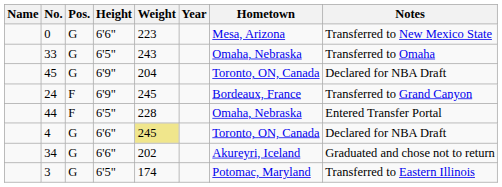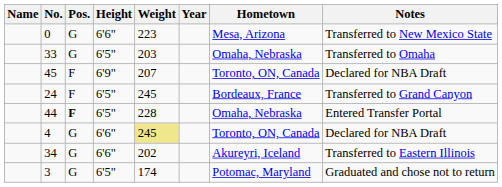(147, 53) 243 -> (147, 53) 203
(73, 73) G -> (72, 73) F
(147, 73) 204 -> (147, 73) 207
(106, 93) 6'9" -> (106, 93) 6'5"
(72, 113) normal -> (72, 113) bold
(410, 152) Graduated and chose not to return -> (400, 152) Transferred to Eastern Illinois
(400, 172) Transferred to Eastern Illinois -> (410, 172) Graduated and chose not to return
